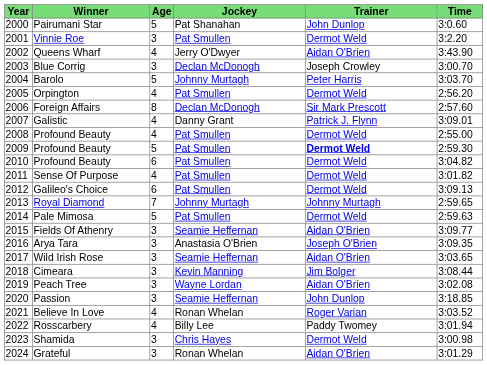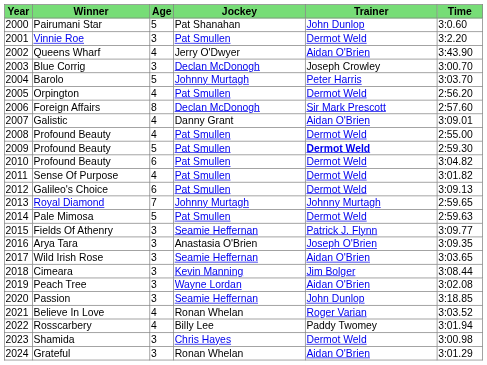(342, 121) Patrick J. Flynn -> (338, 121) Aidan O'Brien
(338, 230) Aidan O'Brien -> (342, 230) Patrick J. Flynn
